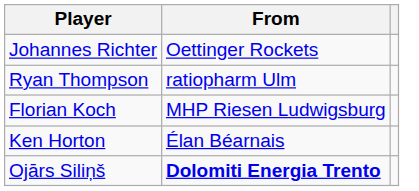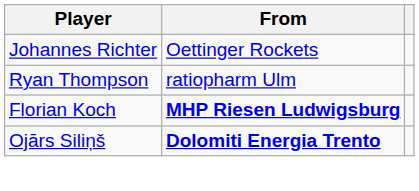(276, 110) normal -> (283, 110) bold
- row: (57, 140)
